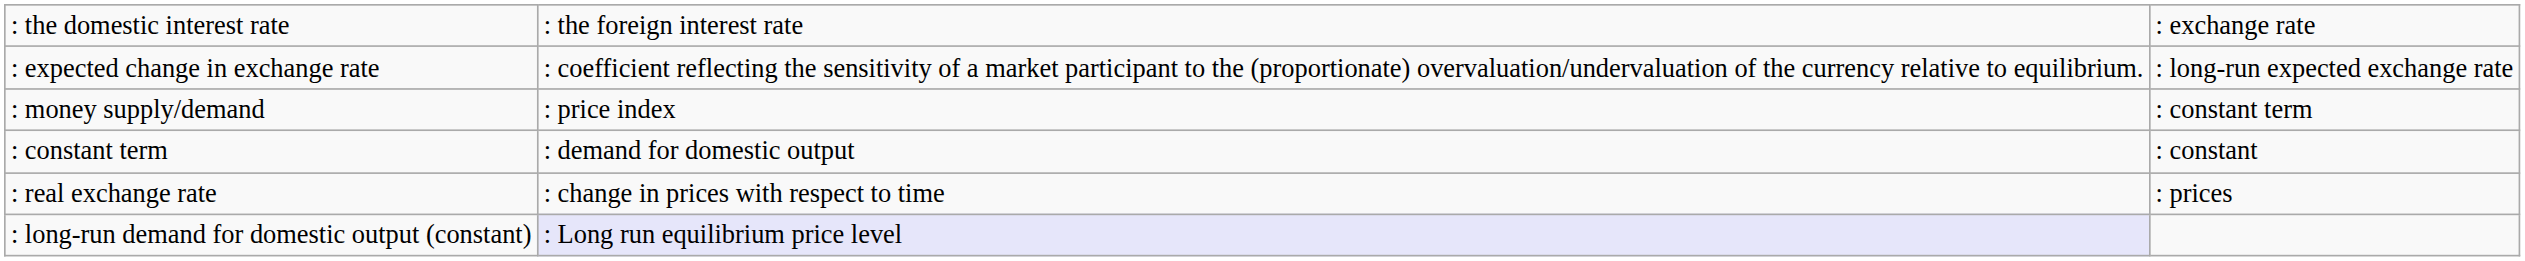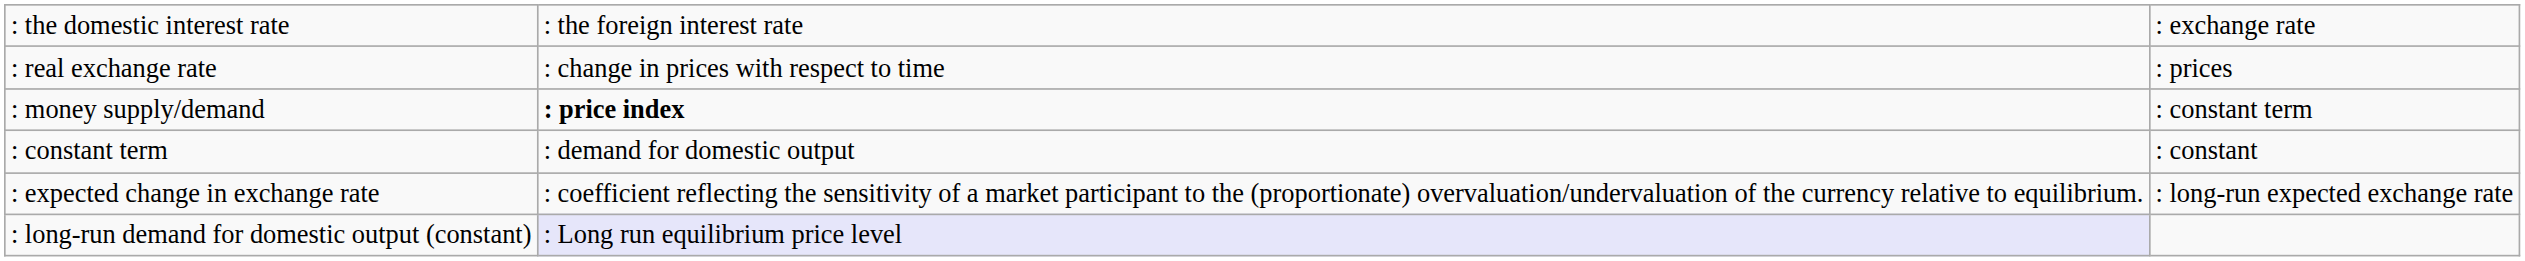rows swapped: (195, 67) <-> (114, 192)
(610, 109) normal -> (614, 109) bold
